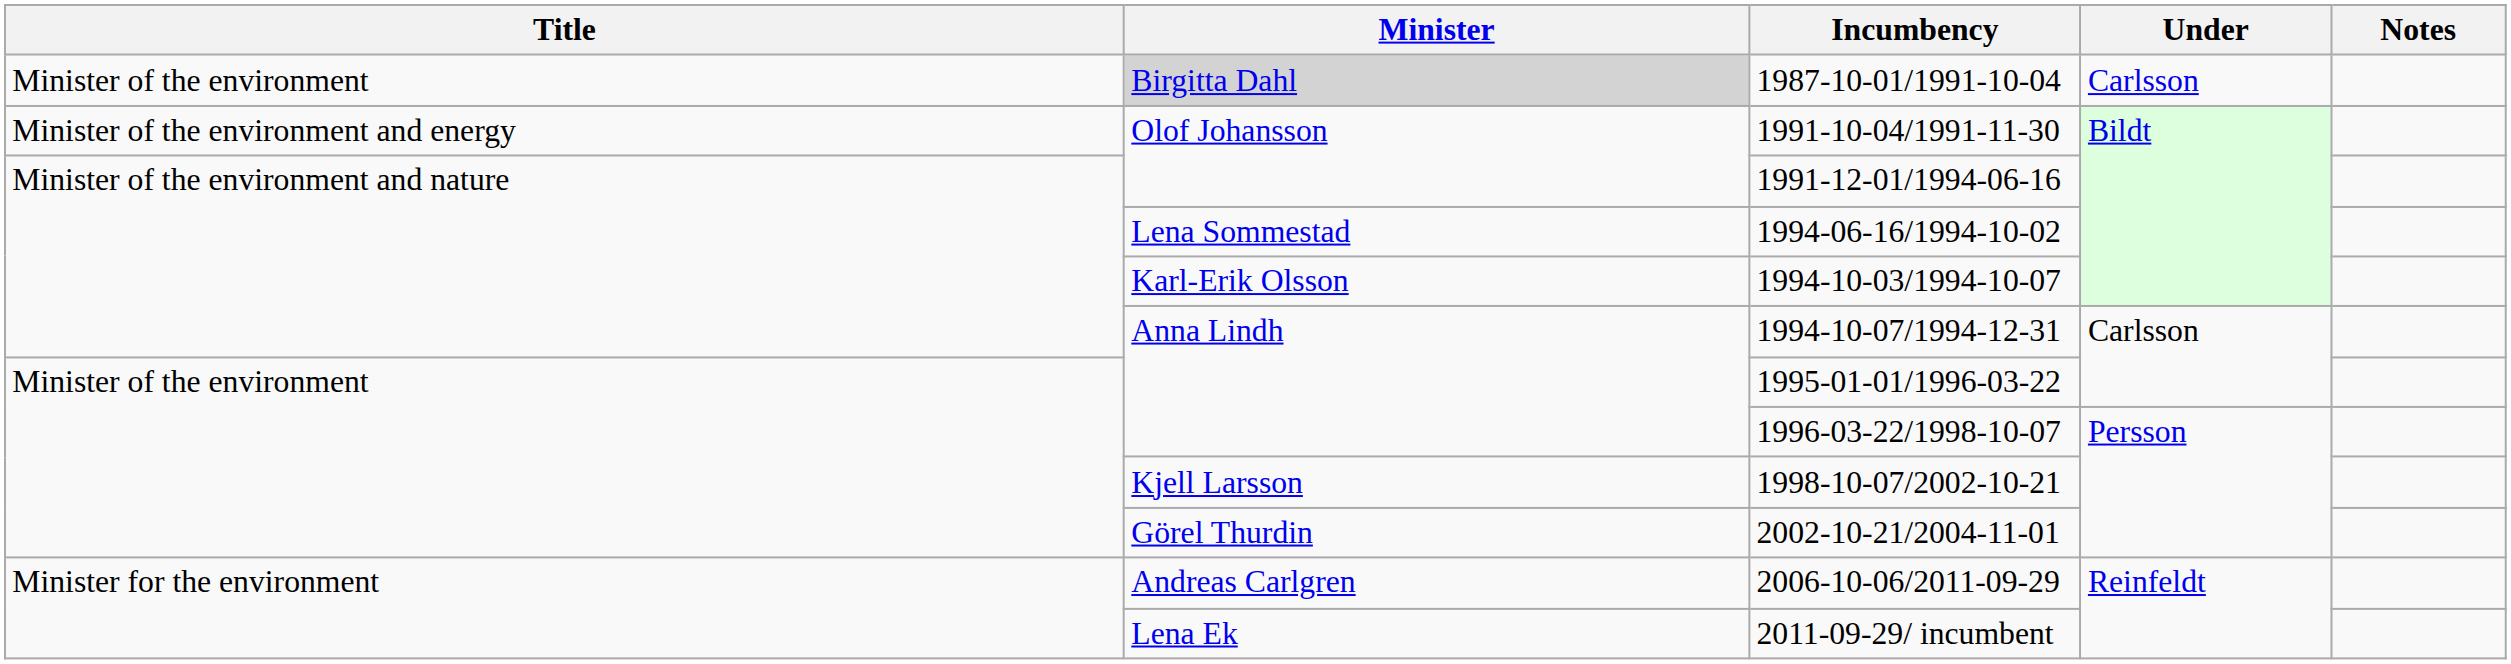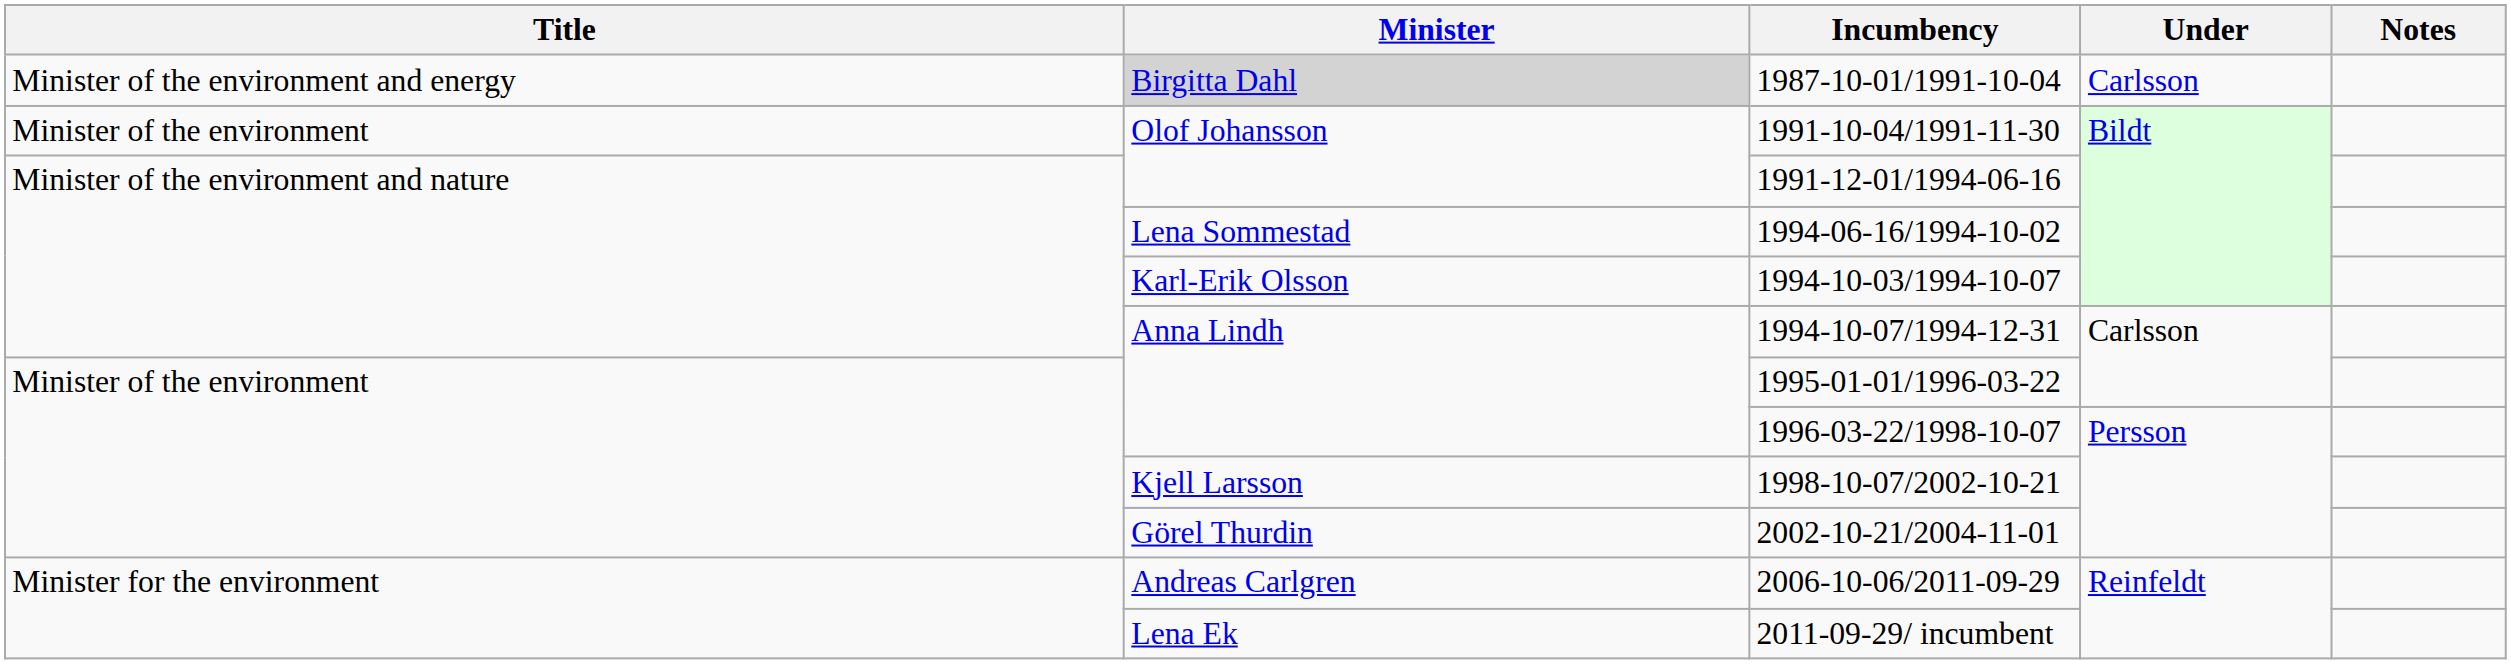(190, 79) Minister of the environment -> (264, 79) Minister of the environment and energy
(264, 130) Minister of the environment and energy -> (190, 130) Minister of the environment
